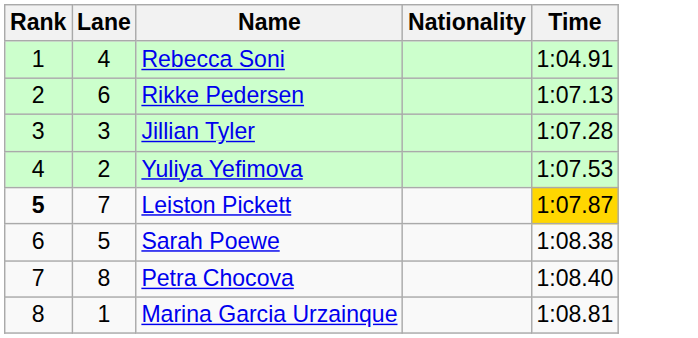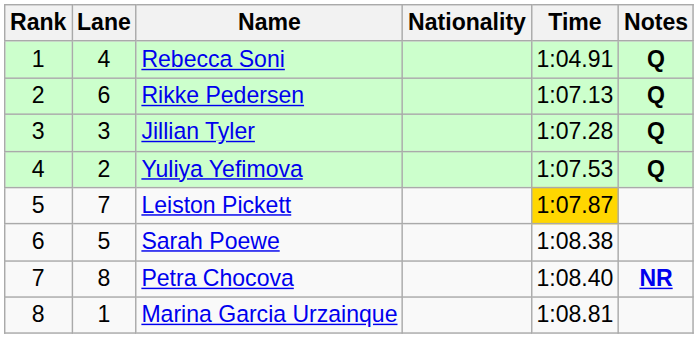+ column: (656, 22)
(38, 205) bold -> (38, 205) normal
